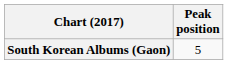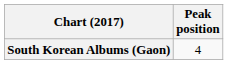(198, 49) 5 -> (198, 49) 4
